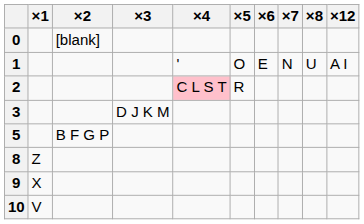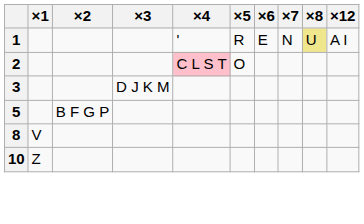- row: (16, 40)
(239, 64) O -> (239, 40) R
(311, 64) no background -> (311, 40) khaki background
(239, 87) R -> (239, 64) O
(36, 159) Z -> (37, 135) V
- row: (16, 183)
(37, 207) V -> (36, 159) Z
